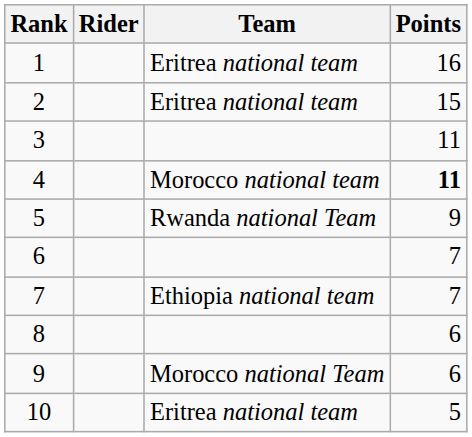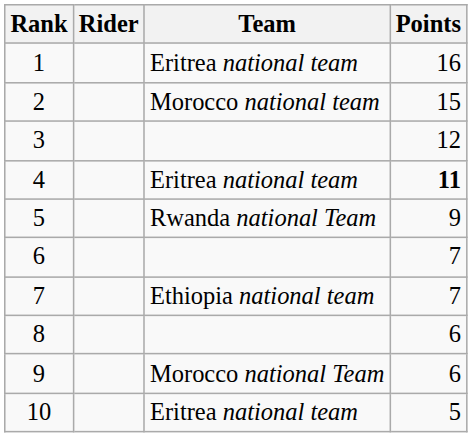(254, 101) Eritrea national team -> (265, 101) Morocco national team
(449, 140) 11 -> (449, 140) 12
(265, 179) Morocco national team -> (254, 179) Eritrea national team
